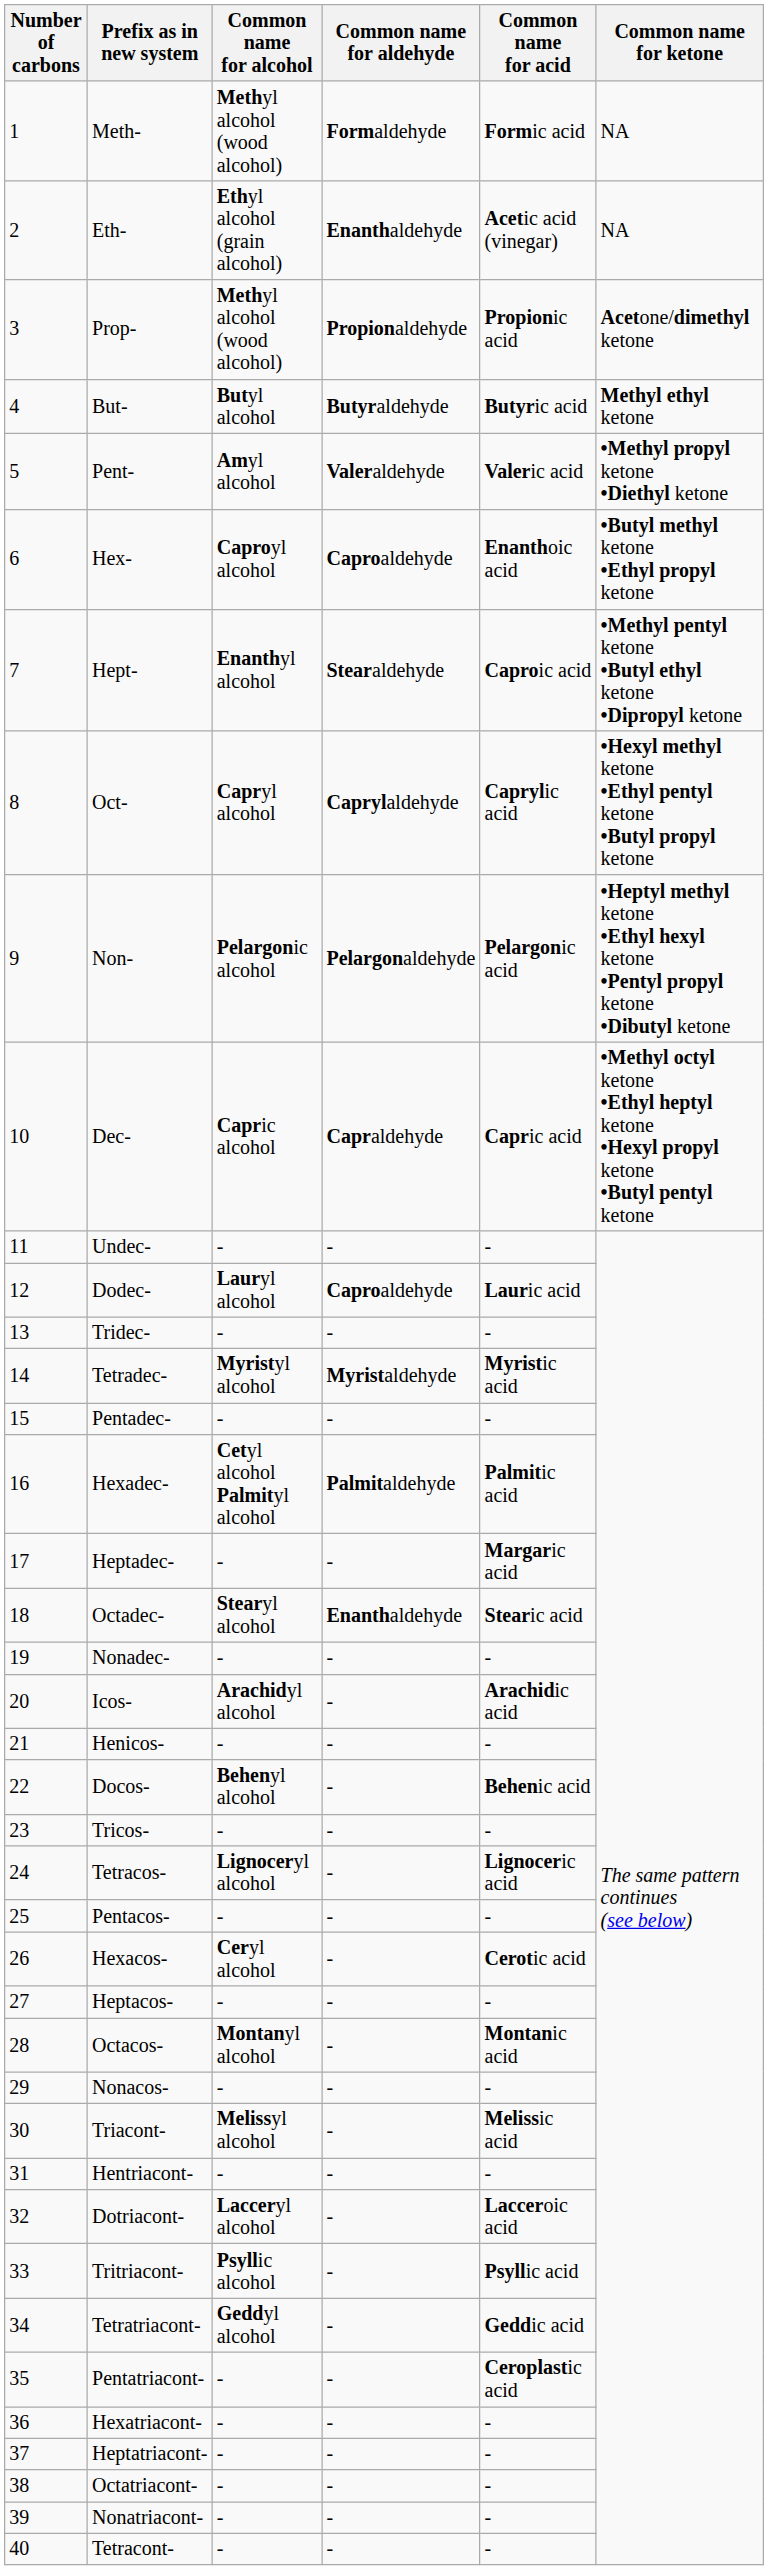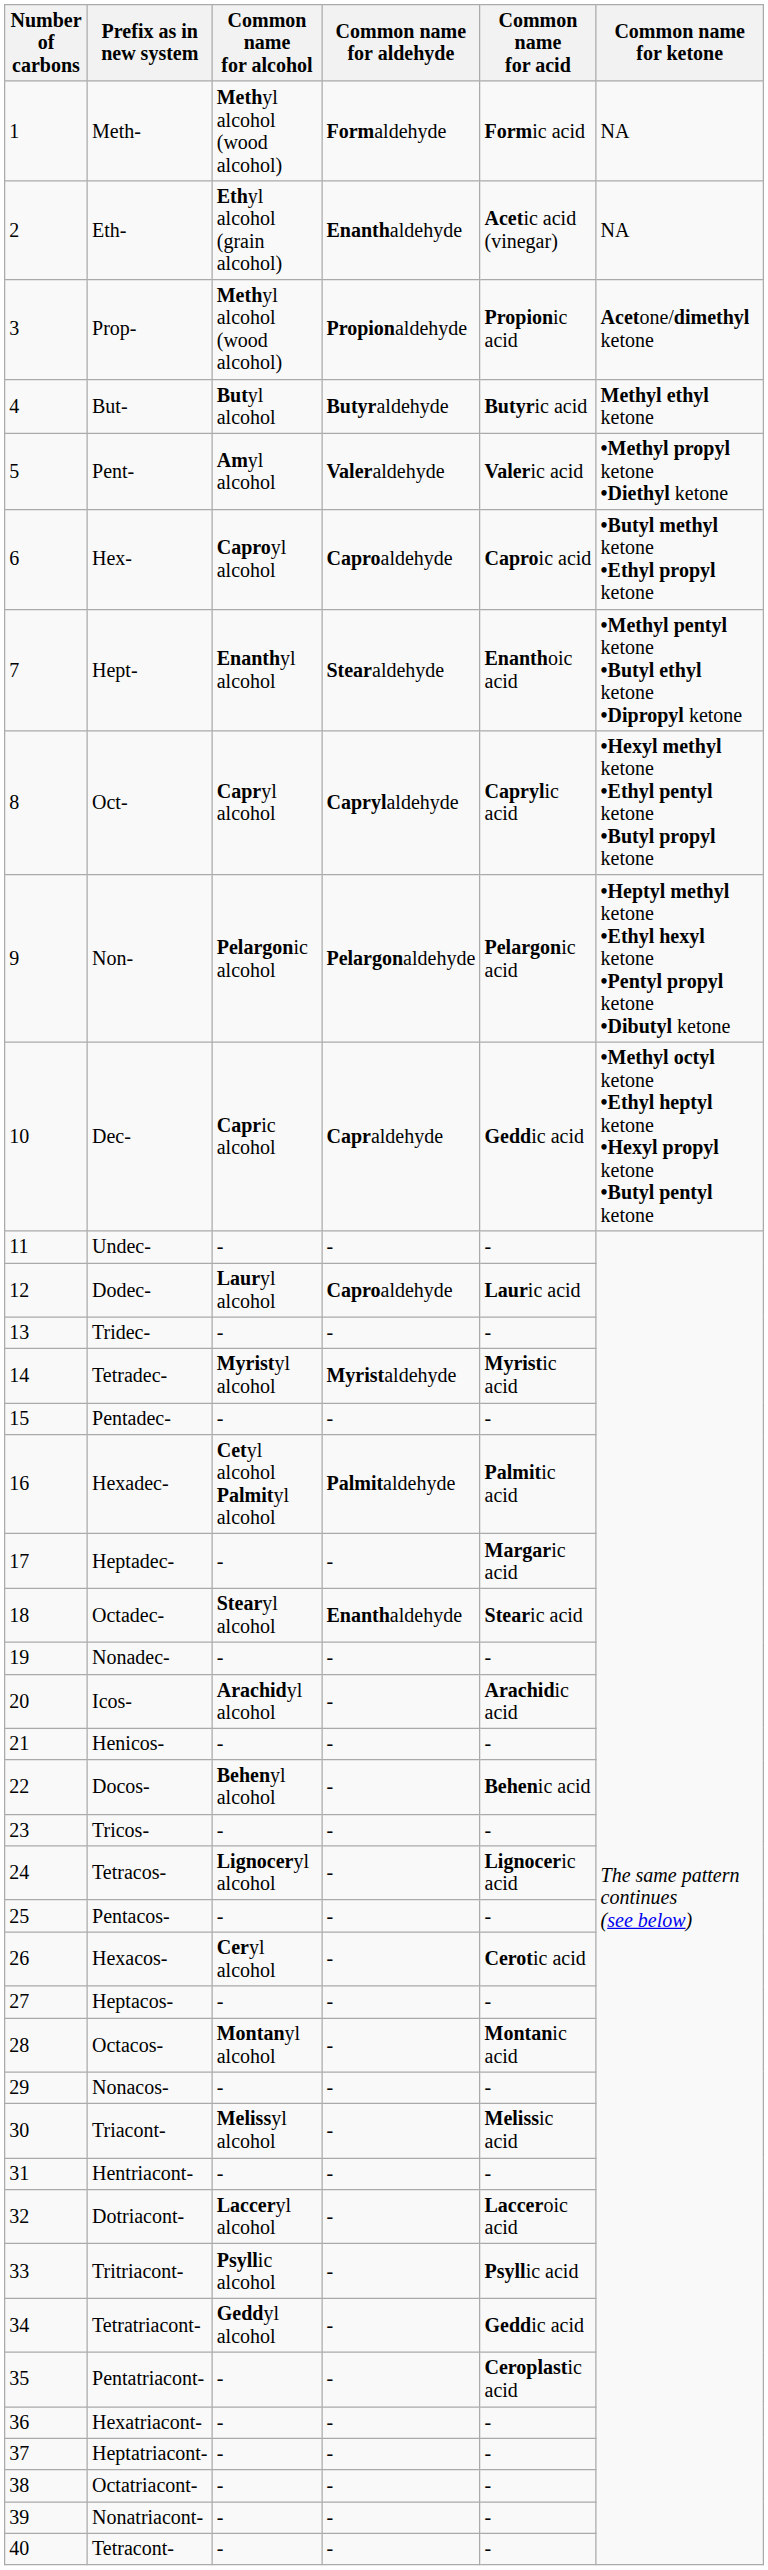(528, 559) Enanthoic acid -> (538, 559) Caproic acid
(538, 669) Caproic acid -> (528, 669) Enanthoic acid
(533, 1136) Capric acid -> (534, 1136) Geddic acid
